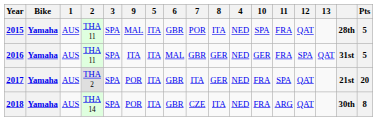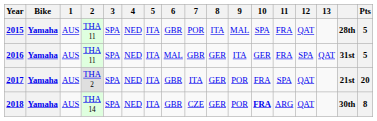columns swapped: (240, 12) <-> (134, 12)
(219, 104) ITA -> (217, 104) GER
(262, 104) normal -> (262, 104) bold
